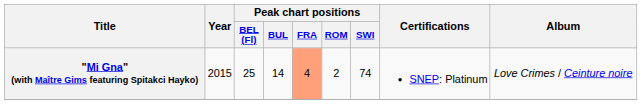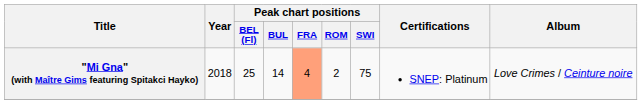(220, 73) 2015 -> (220, 73) 2018
(365, 73) 74 -> (365, 73) 75
